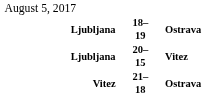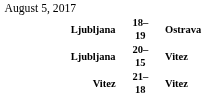(183, 83) Ostrava -> (176, 83) Vitez
